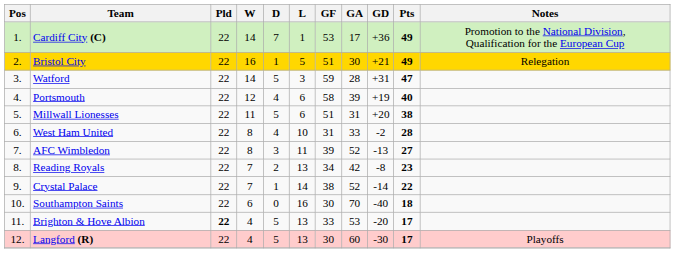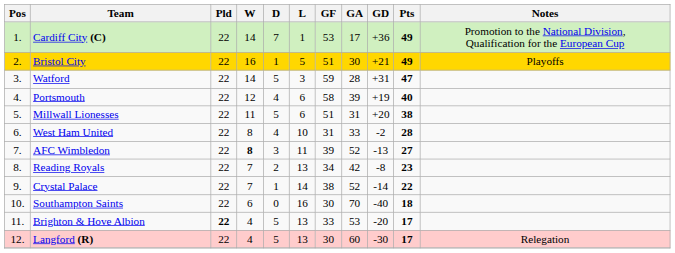(545, 61) Relegation -> (545, 61) Playoffs
(250, 150) normal -> (250, 150) bold
(545, 239) Playoffs -> (545, 239) Relegation
